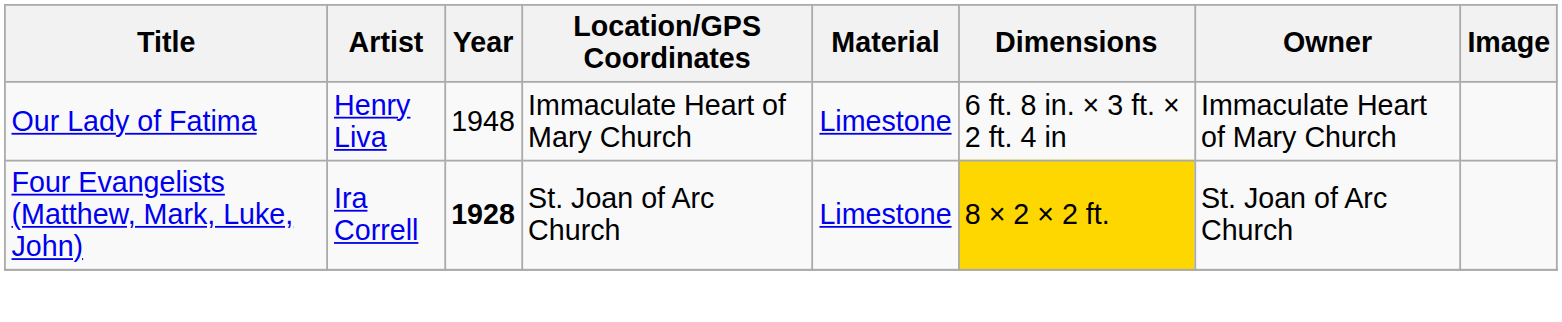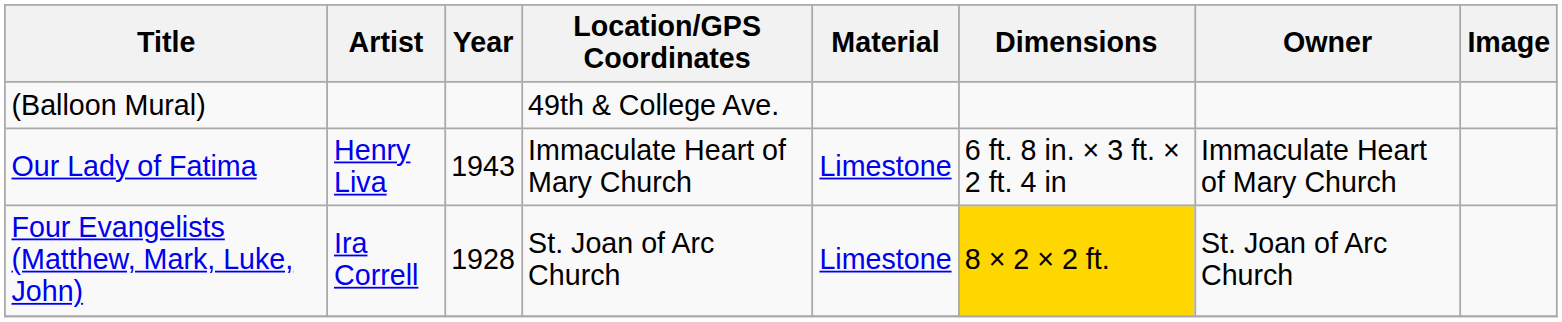+ row: (109, 104)
(483, 120) 1948 -> (483, 166) 1943
(483, 214) bold -> (483, 260) normal
